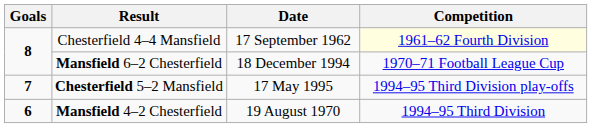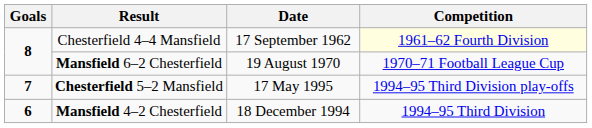(293, 63) 18 December 1994 -> (293, 63) 19 August 1970
(293, 110) 19 August 1970 -> (293, 110) 18 December 1994
